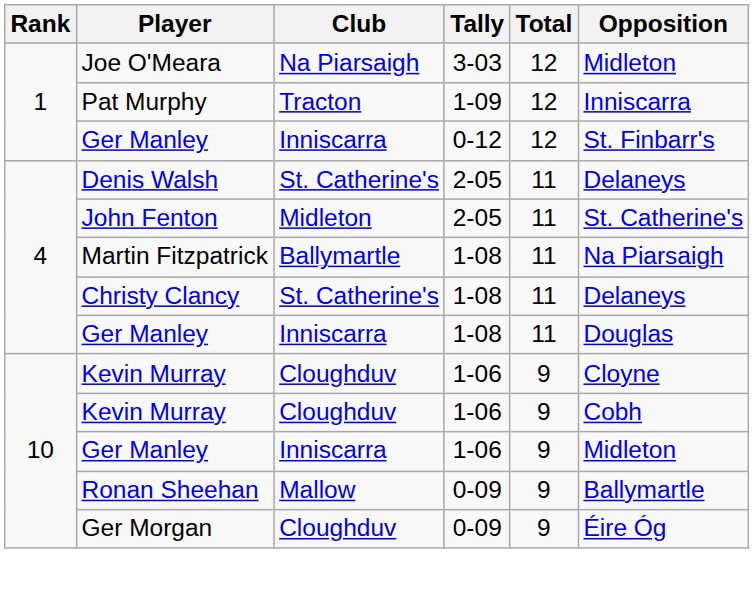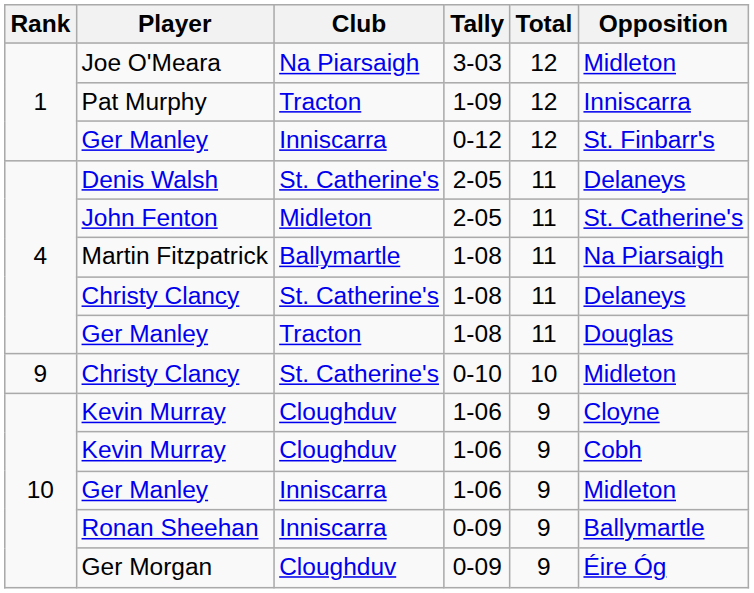(333, 334) Inniscarra -> (320, 334) Tracton
+ row: (160, 373)
(317, 489) Mallow -> (333, 528) Inniscarra
